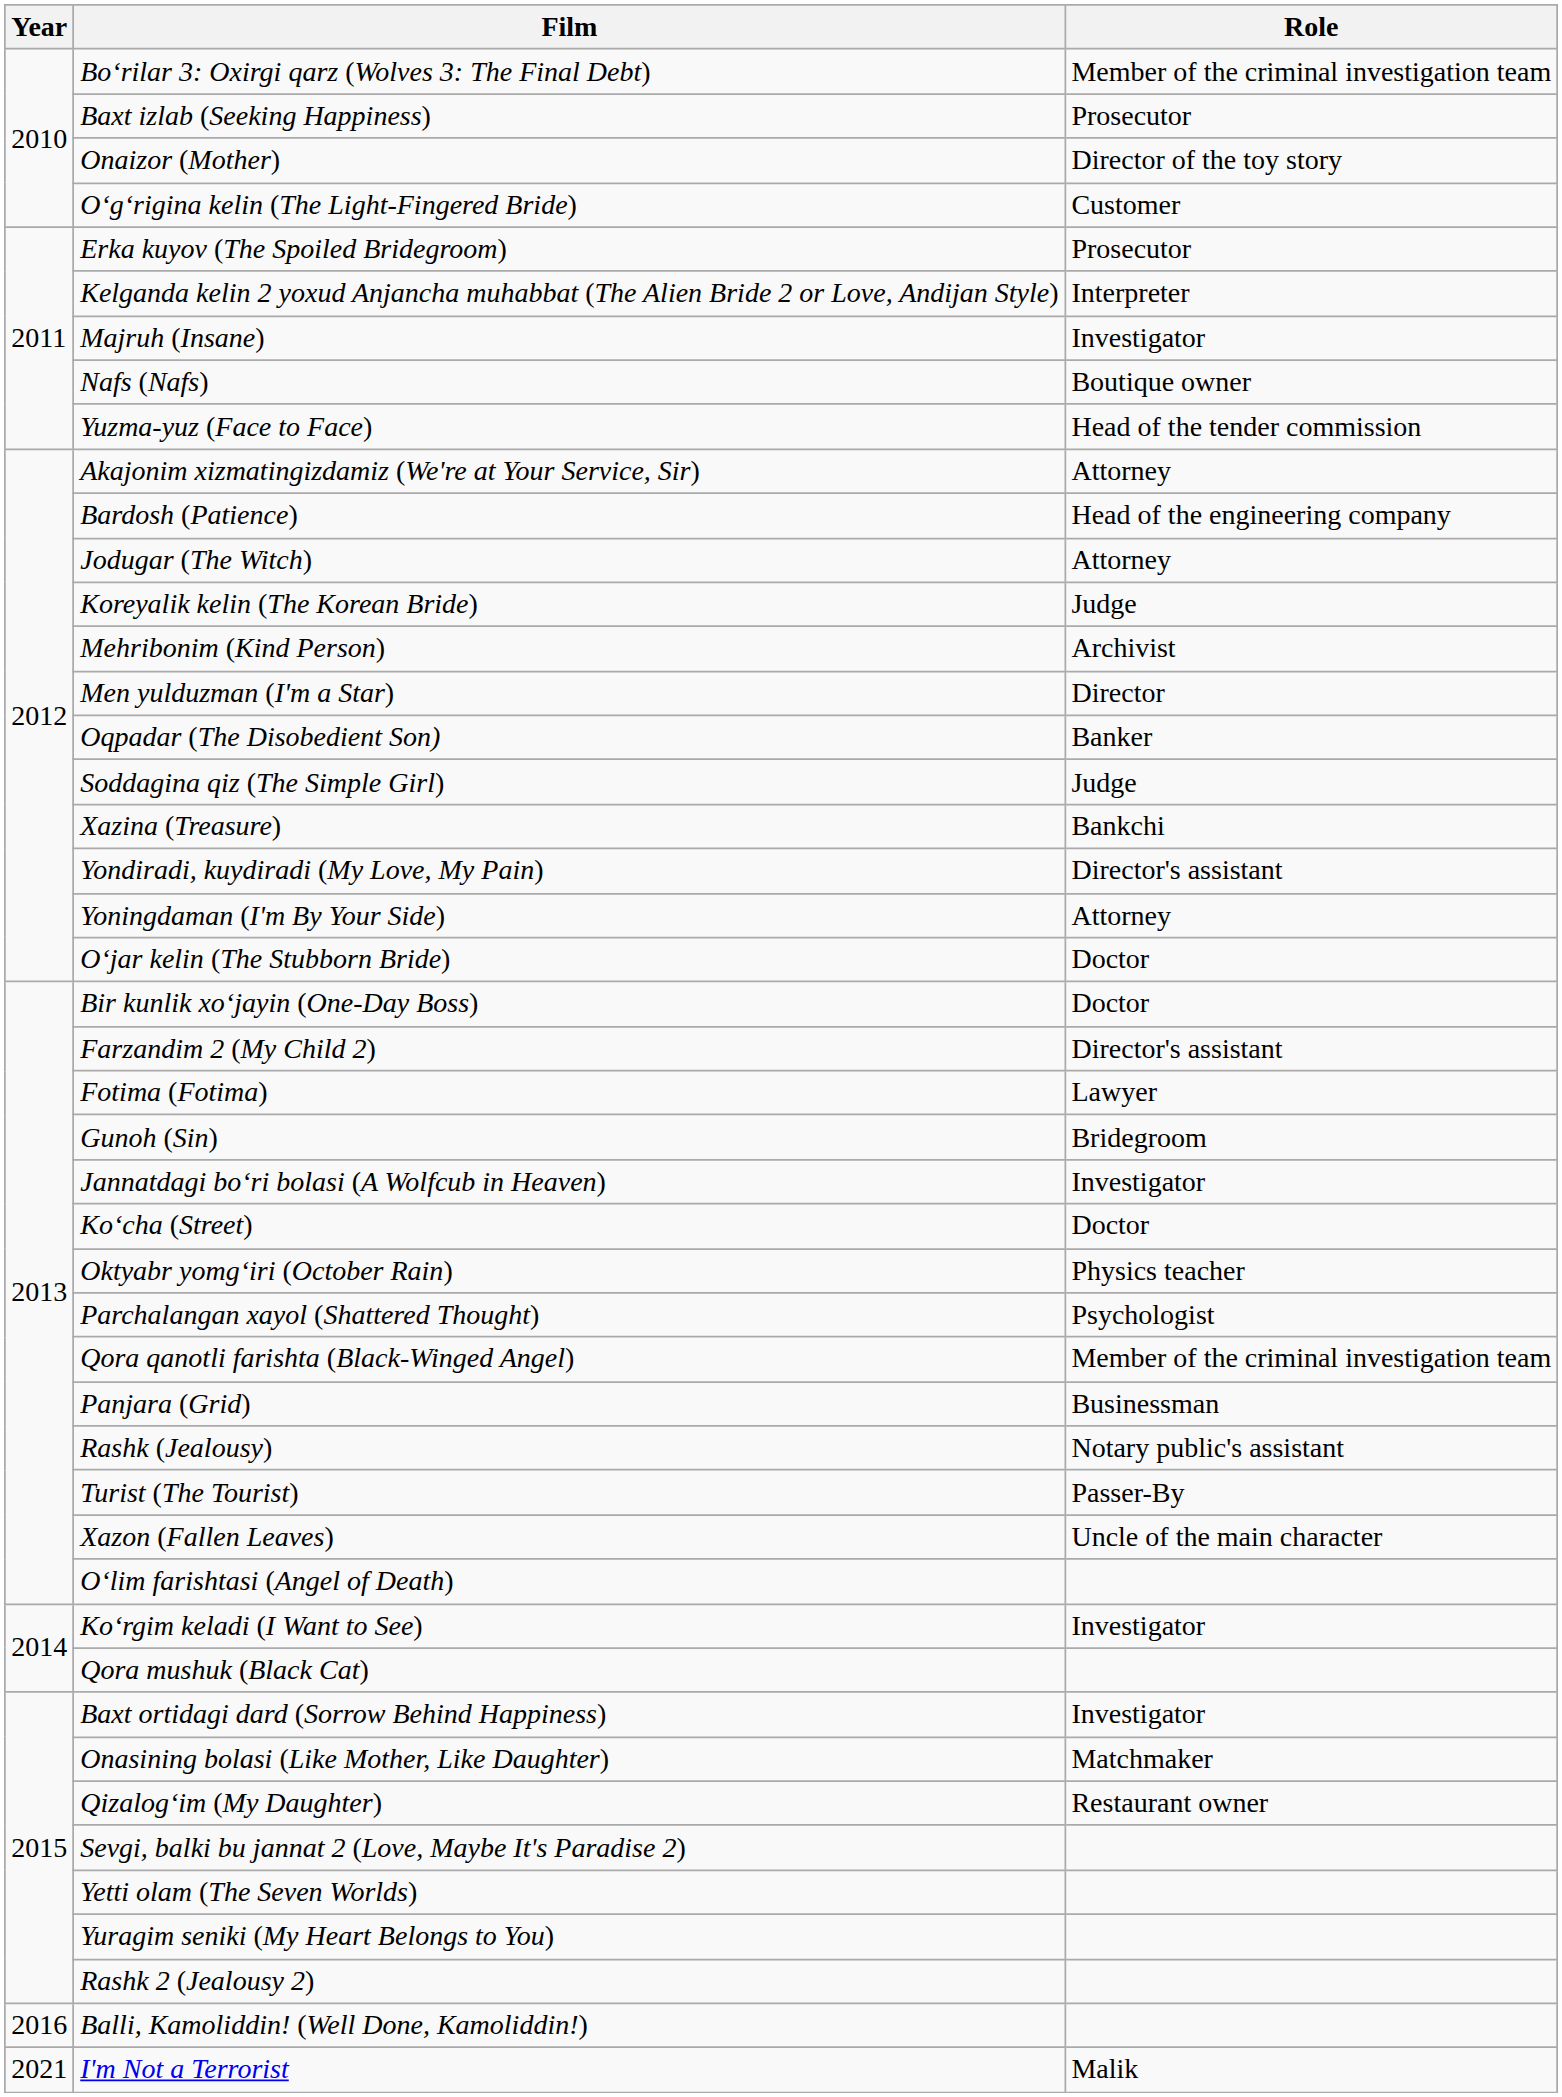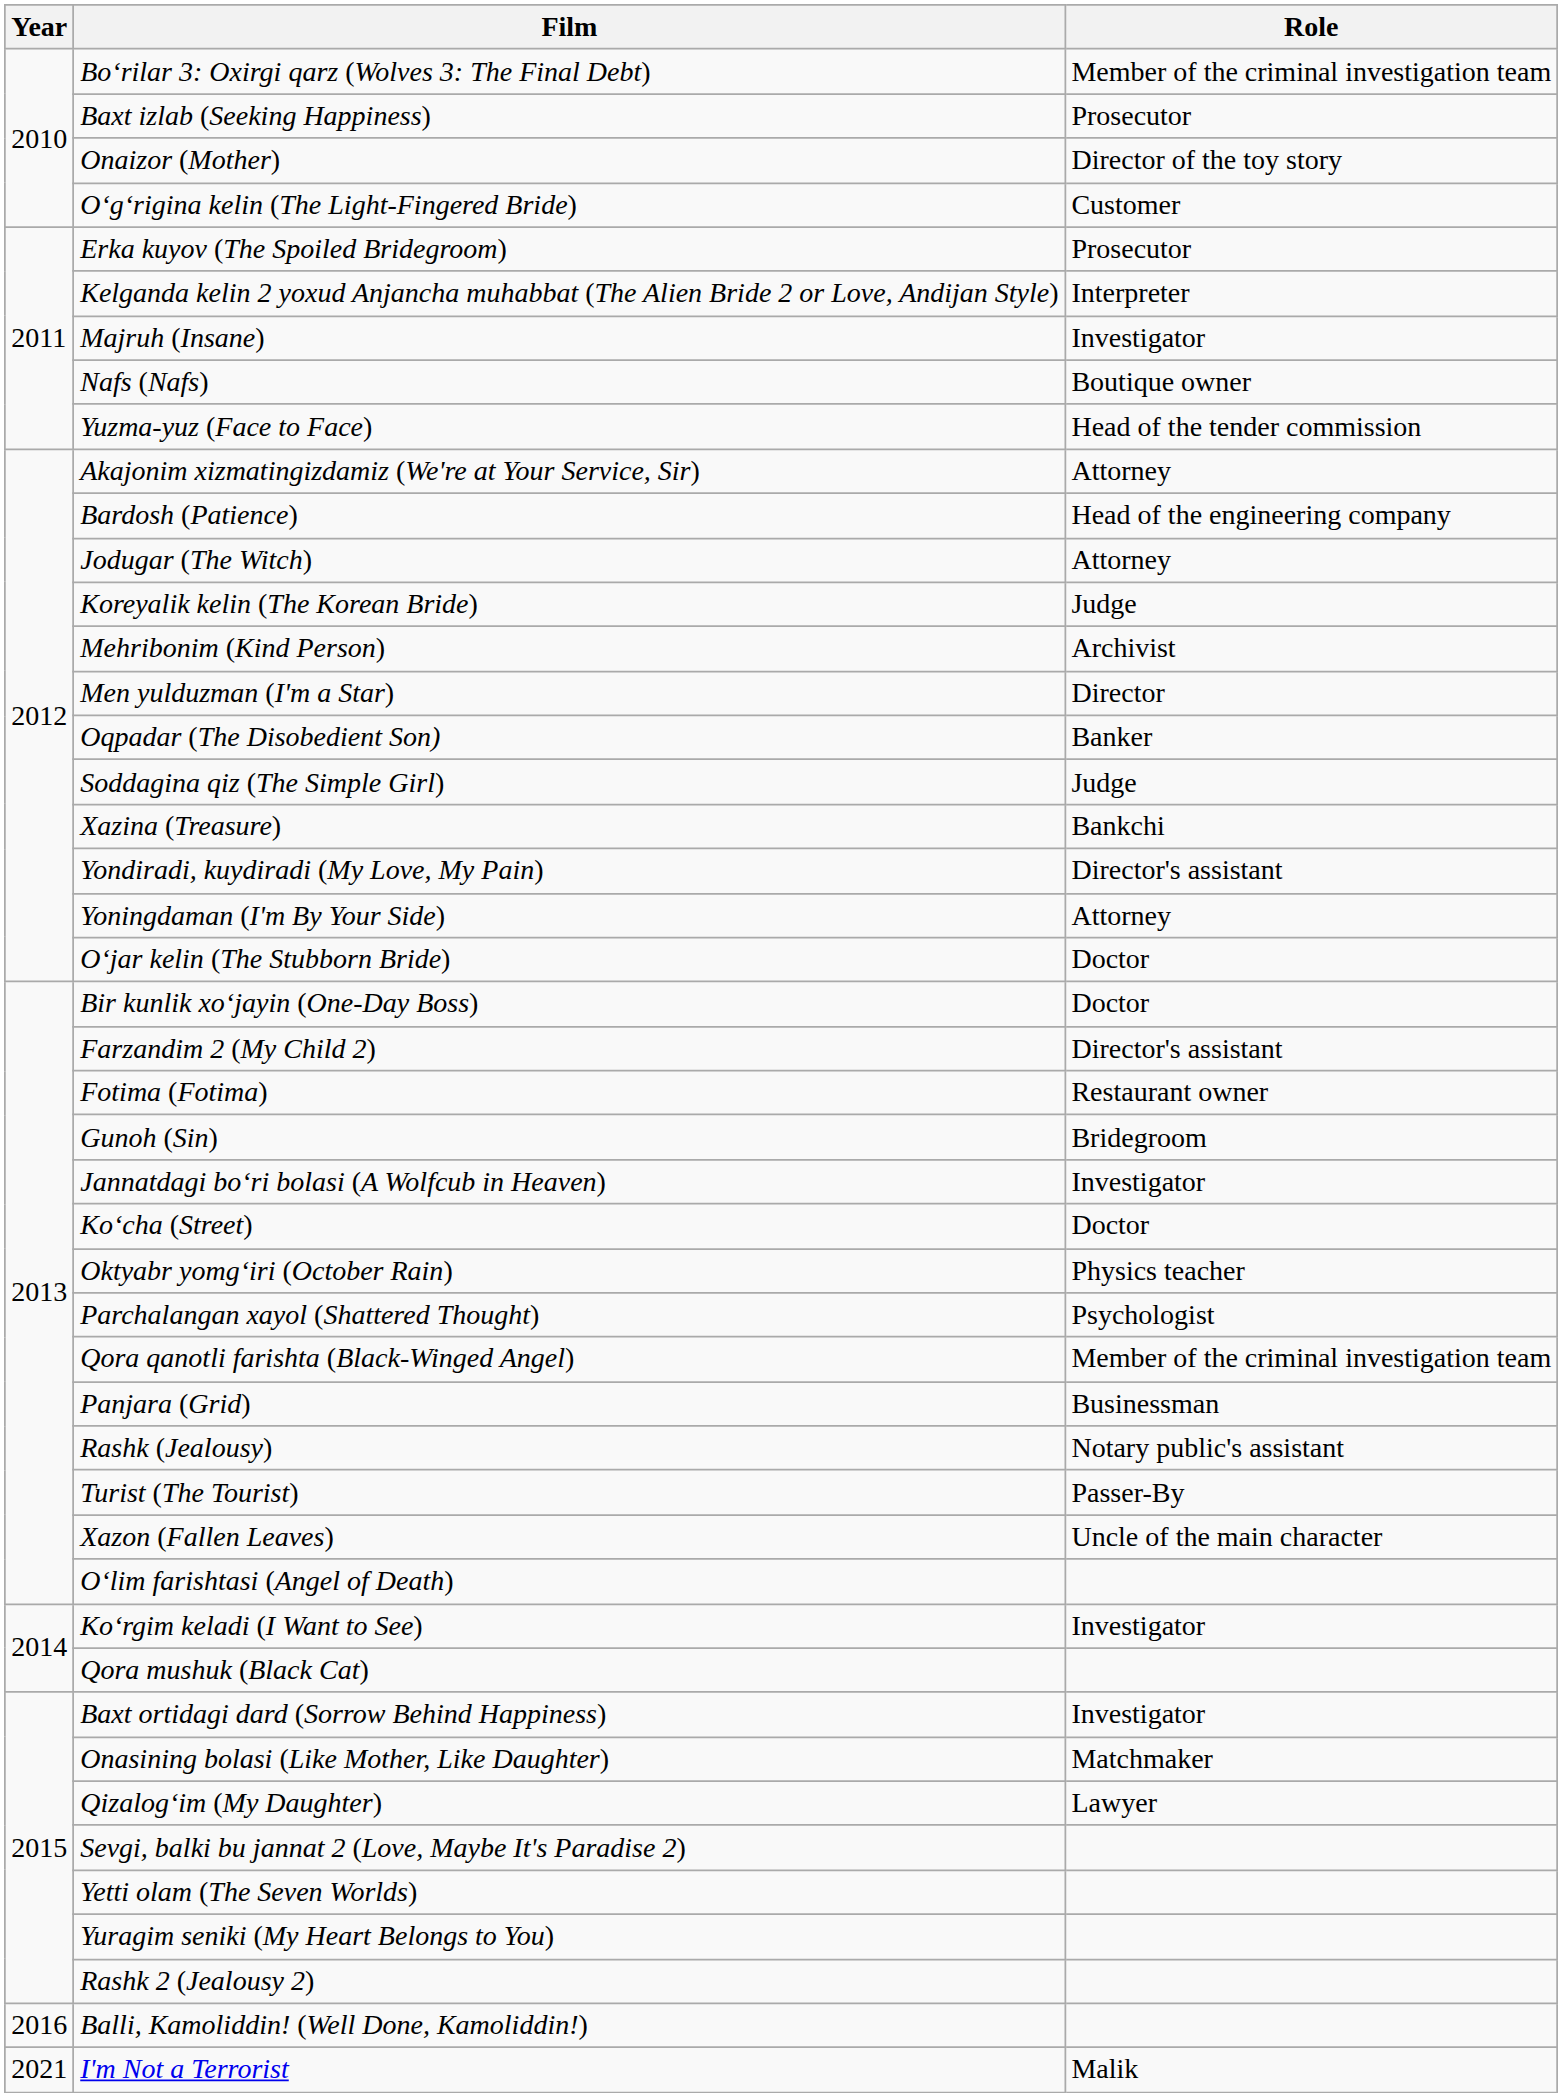(1114, 1092) Lawyer -> (1170, 1092) Restaurant owner
(1170, 1802) Restaurant owner -> (1114, 1802) Lawyer
